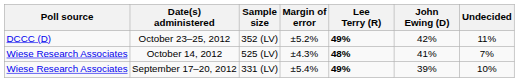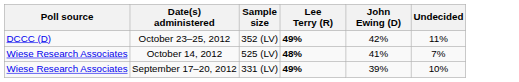- column: (304, 17)
